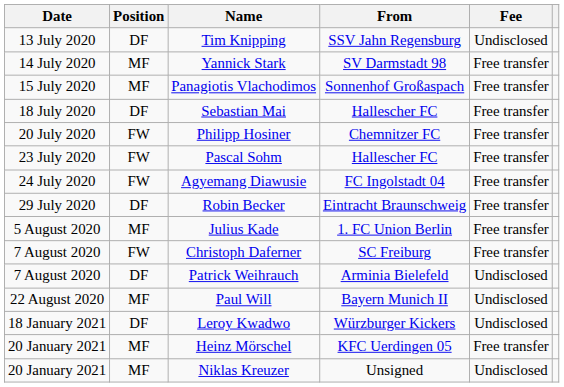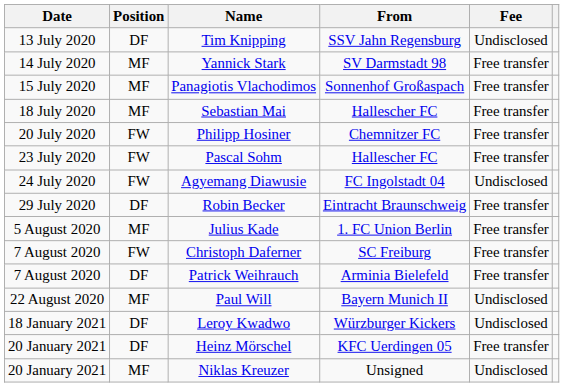(139, 110) DF -> (139, 110) MF
(511, 181) Free transfer -> (511, 181) Undisclosed
(511, 275) Undisclosed -> (511, 275) Free transfer
(139, 346) MF -> (139, 346) DF
